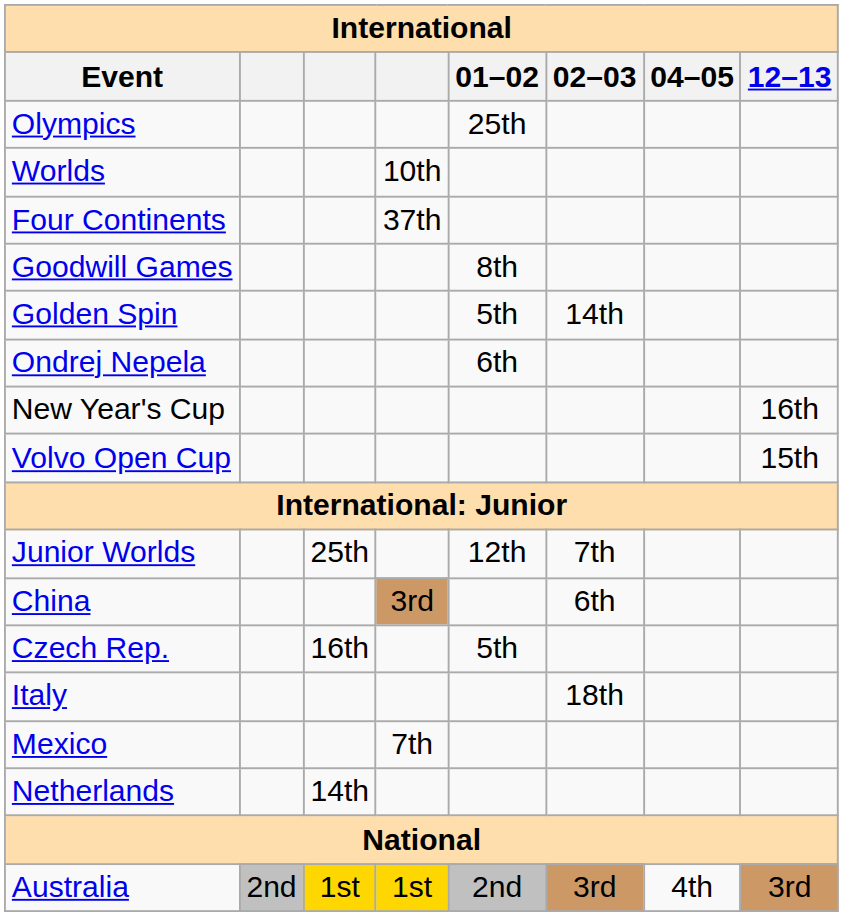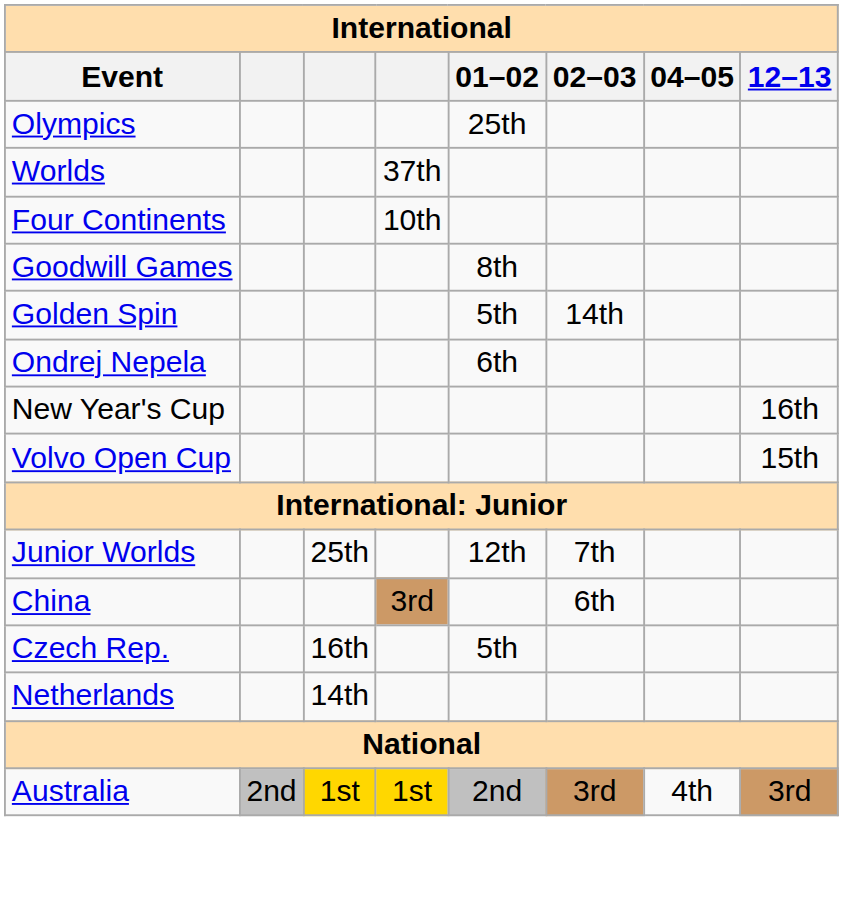(412, 171) 10th -> (412, 171) 37th
(412, 219) 37th -> (412, 219) 10th
- row: (39, 696)
- row: (60, 743)
